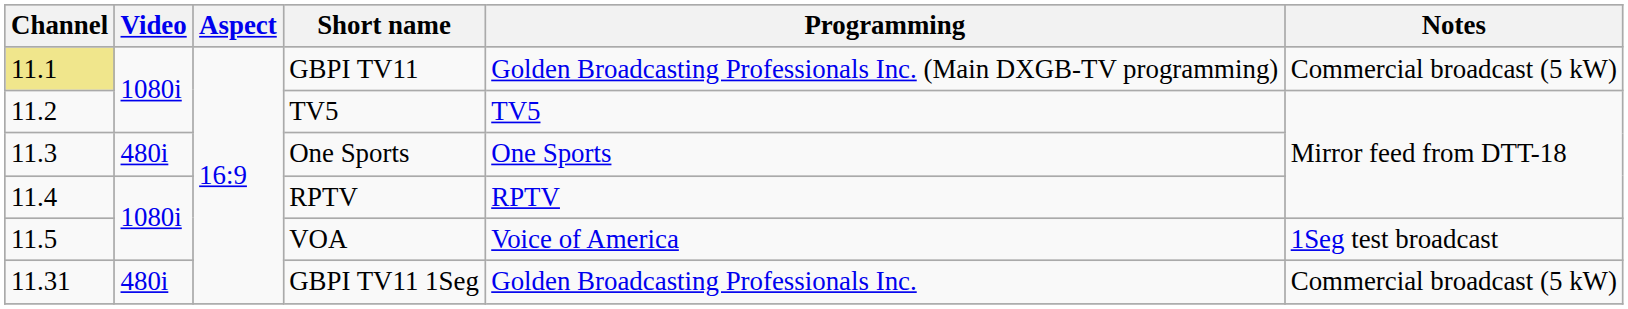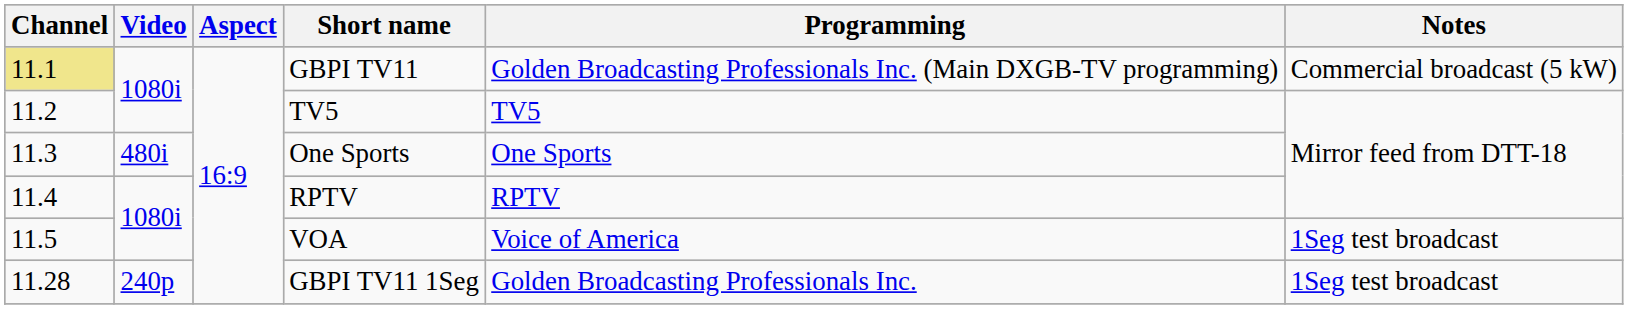(41, 281) 11.31 -> (41, 281) 11.28
(144, 281) 480i -> (147, 281) 240p
(1454, 281) Commercial broadcast (5 kW) -> (1394, 281) 1Seg test broadcast
